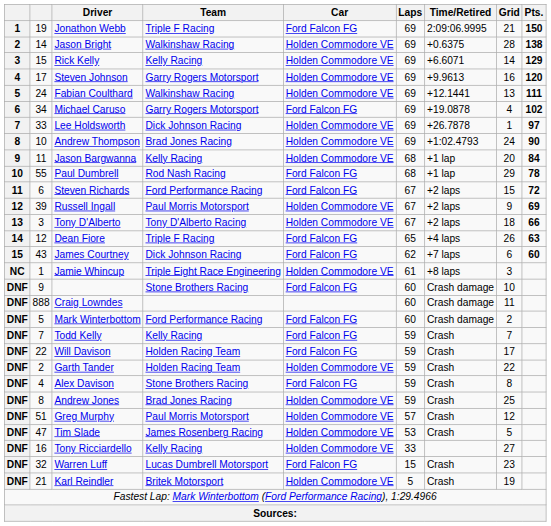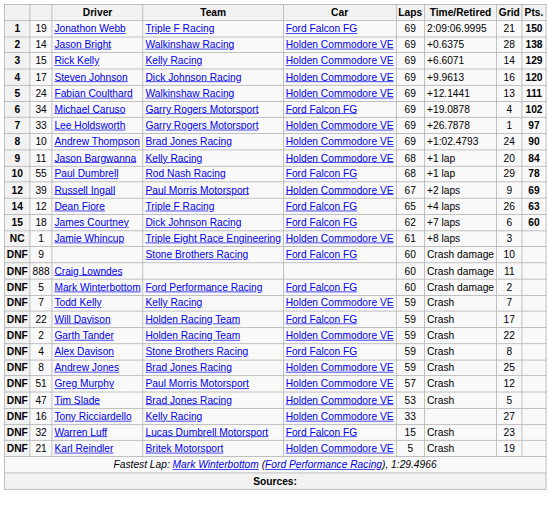(202, 77) Garry Rogers Motorsport -> (193, 77) Dick Johnson Racing
(193, 126) Dick Johnson Racing -> (202, 126) Garry Rogers Motorsport
- row: (92, 190)
- row: (87, 223)
(41, 255) 43 -> (41, 223) 18
(321, 336) Ford Falcon FG -> (340, 304) Holden Commodore VE
(204, 433) James Rosenberg Racing -> (189, 400) Brad Jones Racing
